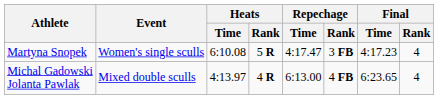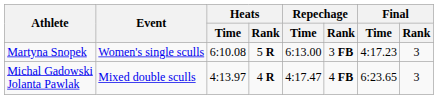(303, 52) 4:17.47 -> (303, 52) 6:13.00
(416, 52) 4 -> (416, 52) 3
(303, 77) 6:13.00 -> (303, 77) 4:17.47
(416, 77) 4 -> (416, 77) 3
